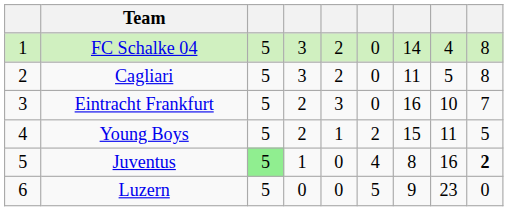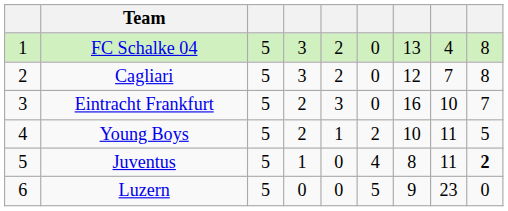(412, 47) 14 -> (412, 47) 13
(412, 76) 11 -> (412, 76) 12
(448, 76) 5 -> (448, 76) 7
(412, 133) 15 -> (412, 133) 10
(266, 162) lightgreen background -> (266, 162) no background
(448, 162) 16 -> (448, 162) 11
